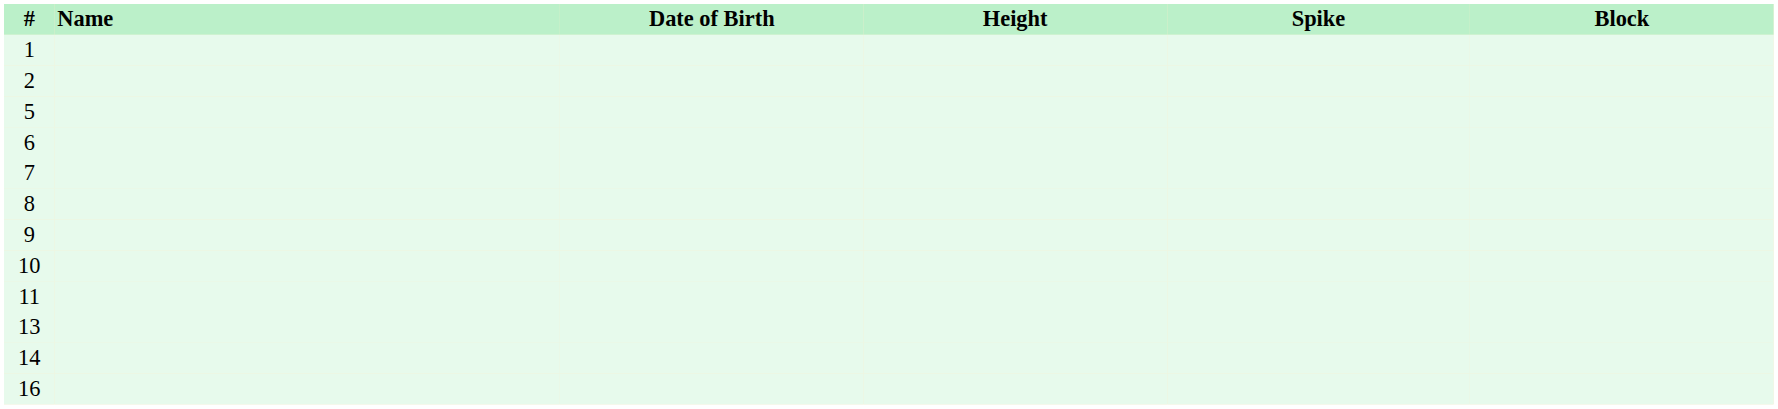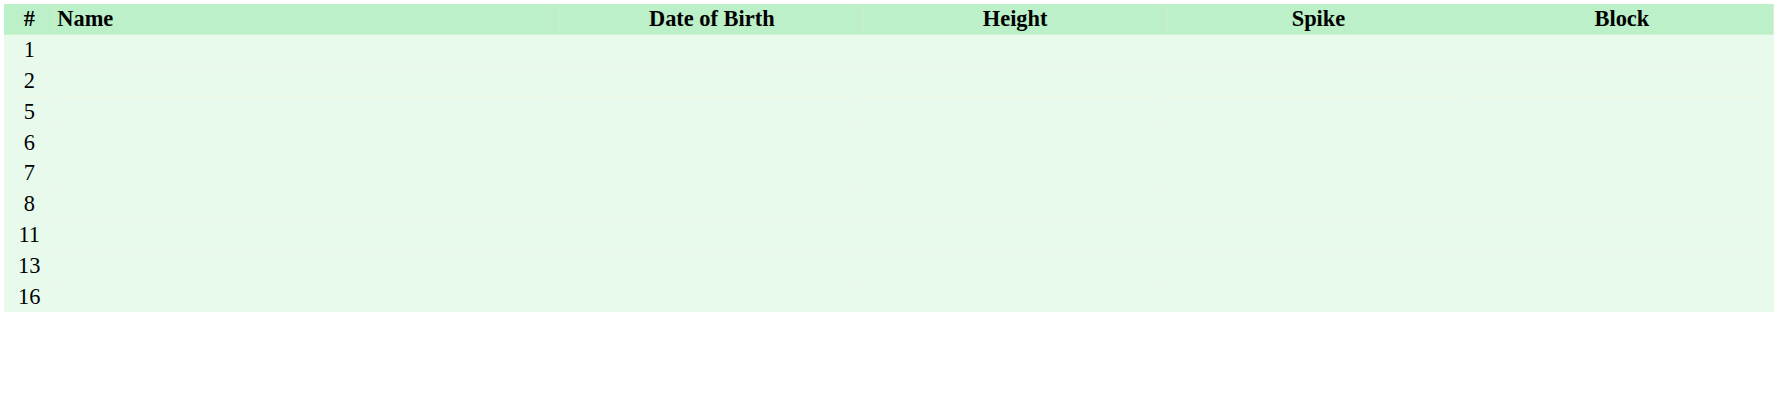- row: (29, 234)
- row: (29, 265)
- row: (29, 358)
